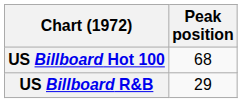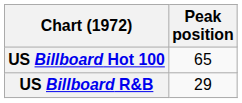(203, 60) 68 -> (203, 60) 65
